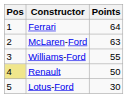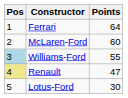(115, 42) 63 -> (115, 42) 60
(9, 57) no background -> (9, 57) lightblue background
(115, 72) 50 -> (115, 72) 47
